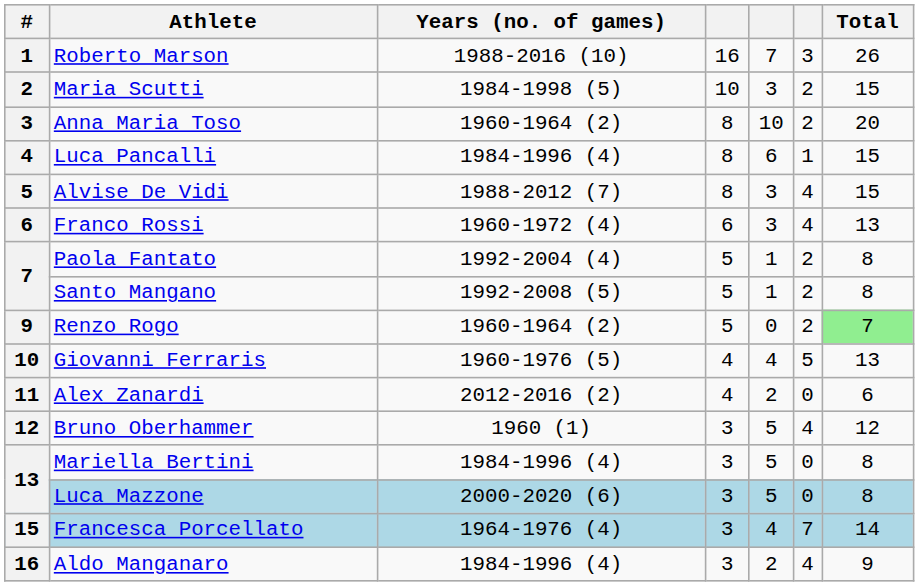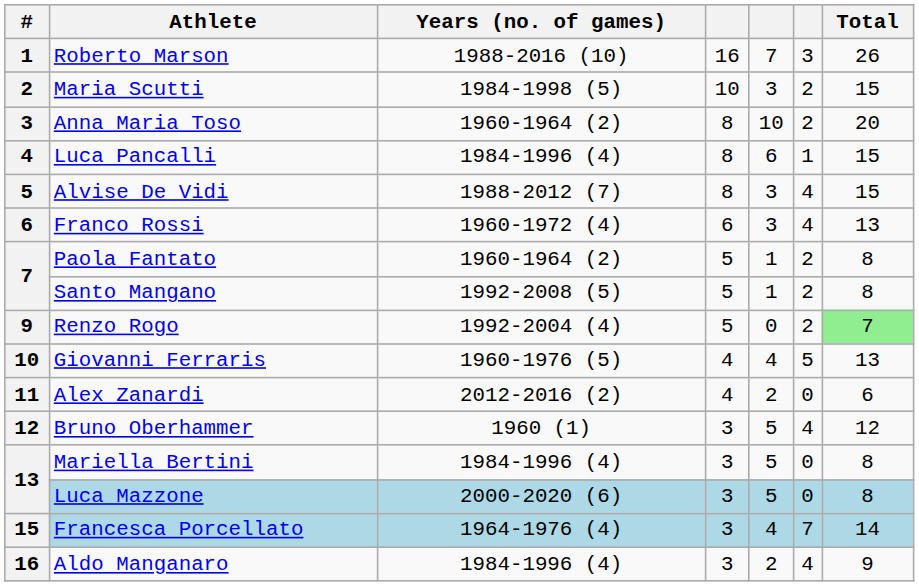(541, 259) 1992-2004 (4) -> (541, 259) 1960-1964 (2)
(541, 327) 1960-1964 (2) -> (541, 327) 1992-2004 (4)
